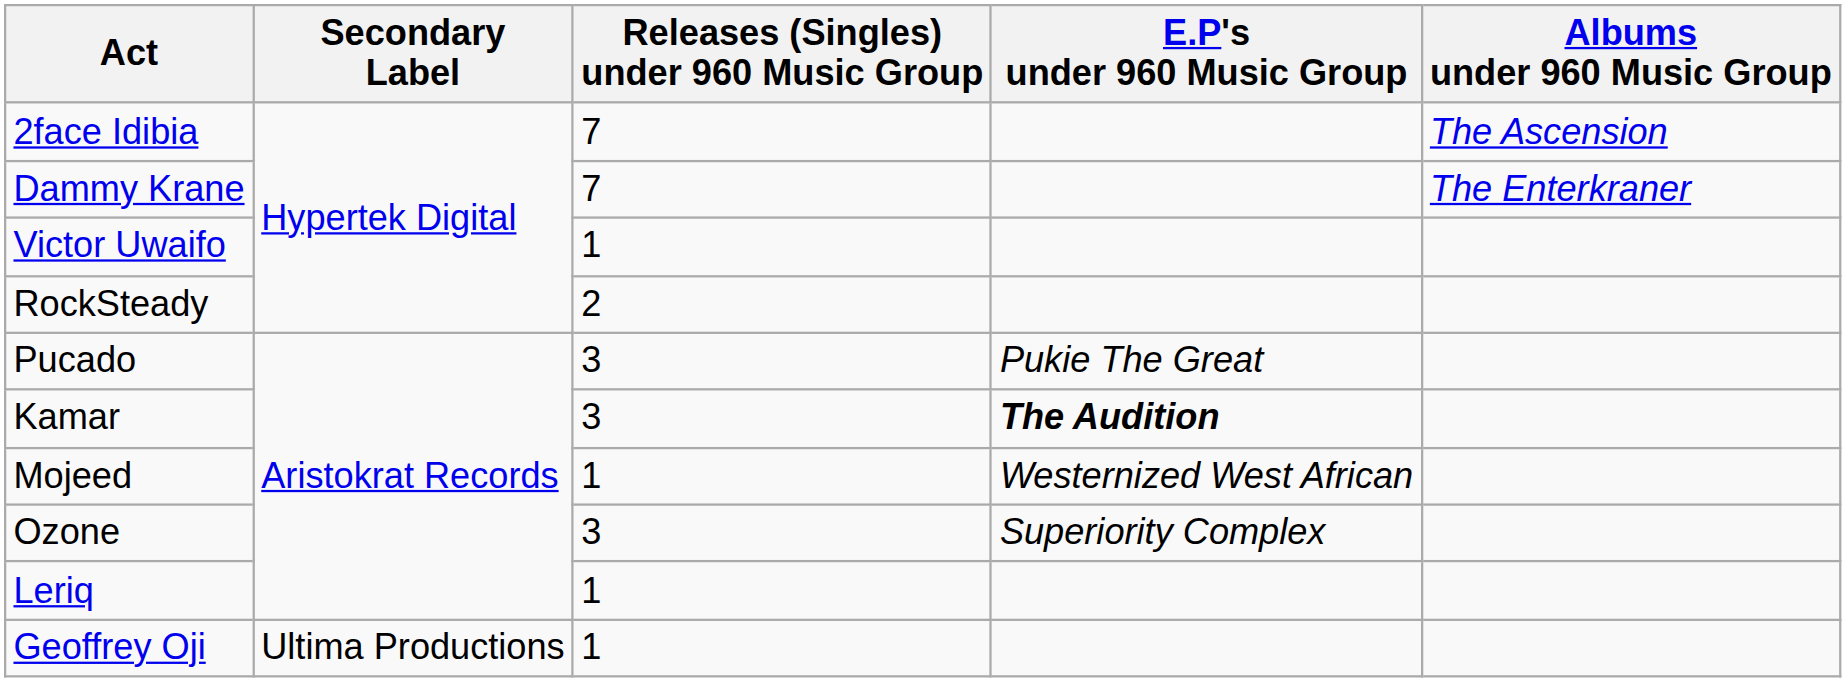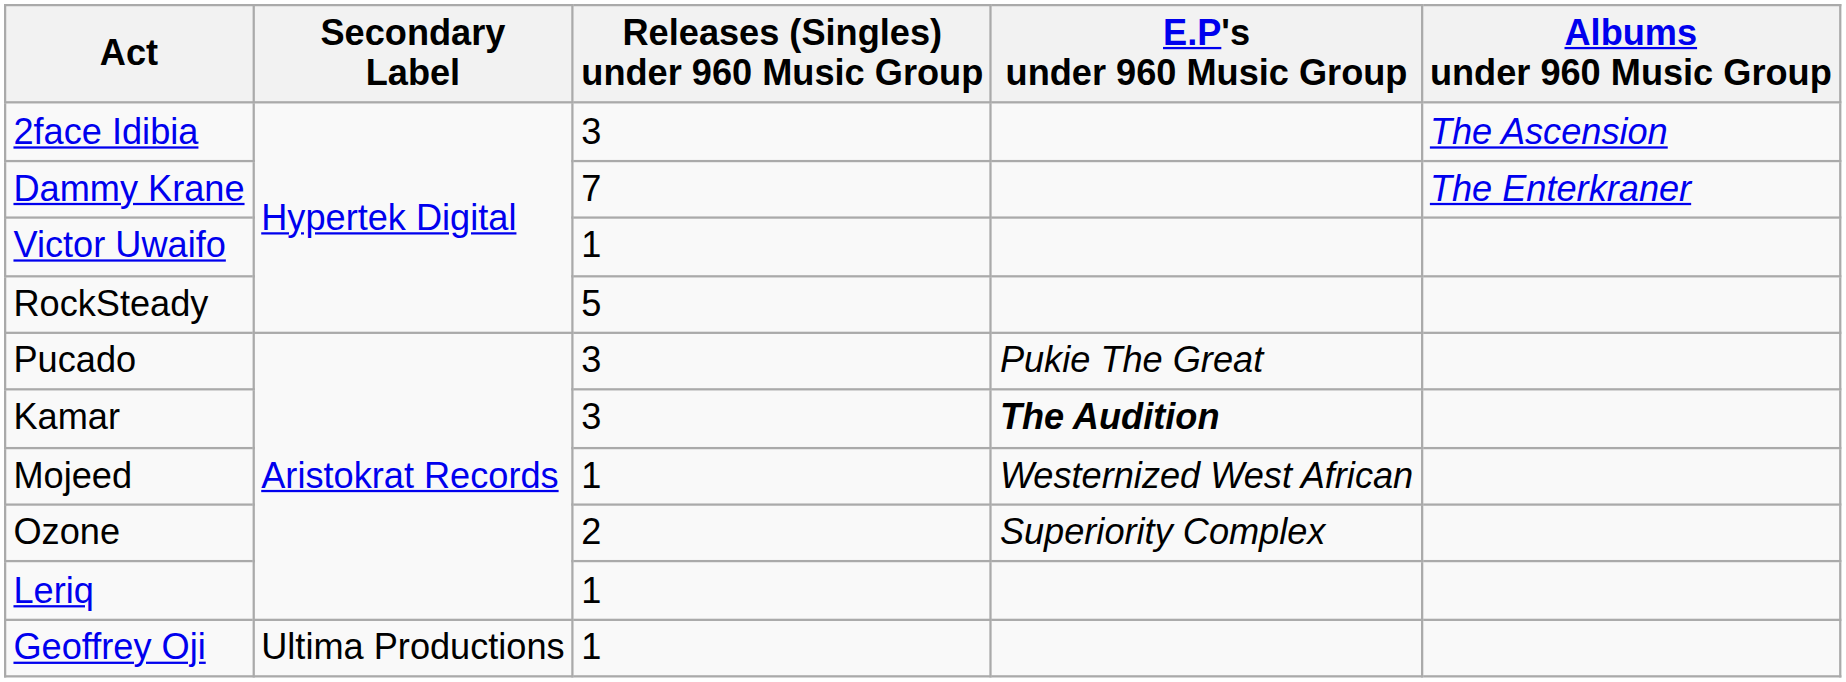(591, 131) 7 -> (591, 131) 3
(591, 303) 2 -> (591, 303) 5
(591, 532) 3 -> (591, 532) 2
